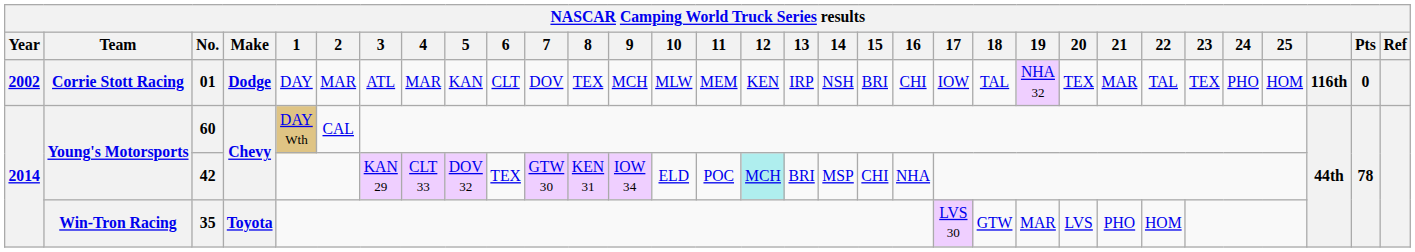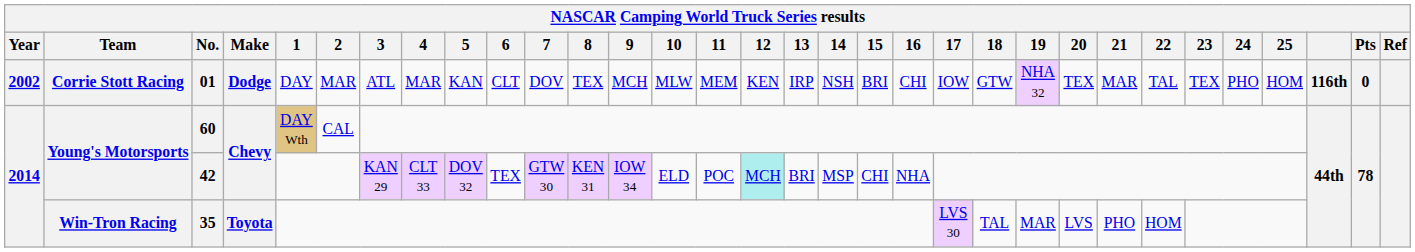(995, 82) TAL -> (995, 82) GTW
(995, 223) GTW -> (995, 223) TAL
